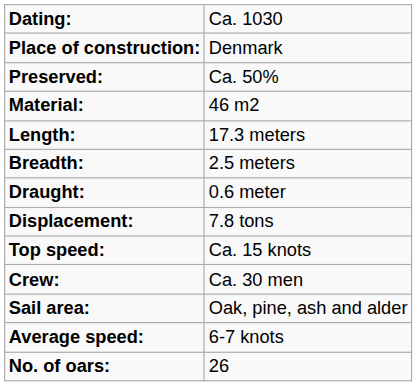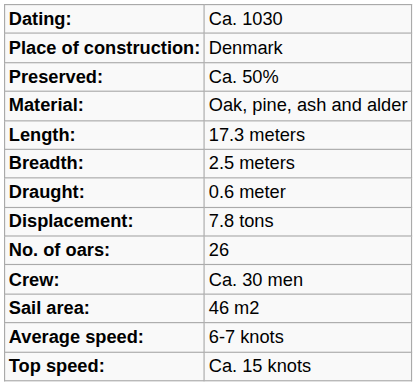(234, 105) 46 m2 -> (308, 105) Oak, pine, ash and alder
rows swapped: (59, 366) <-> (57, 250)
(308, 308) Oak, pine, ash and alder -> (234, 308) 46 m2
